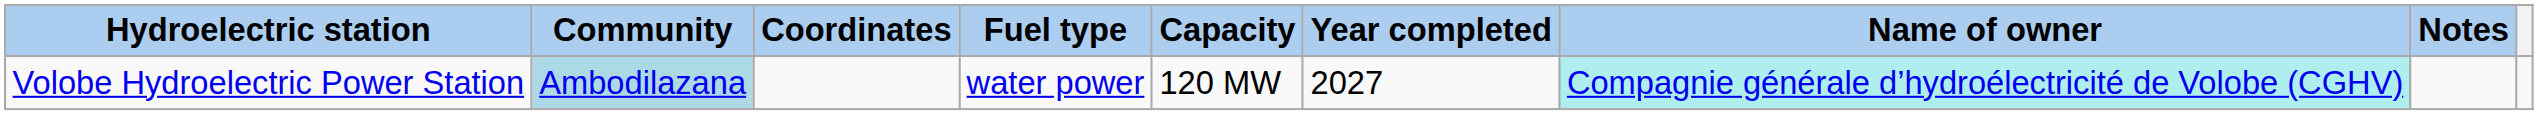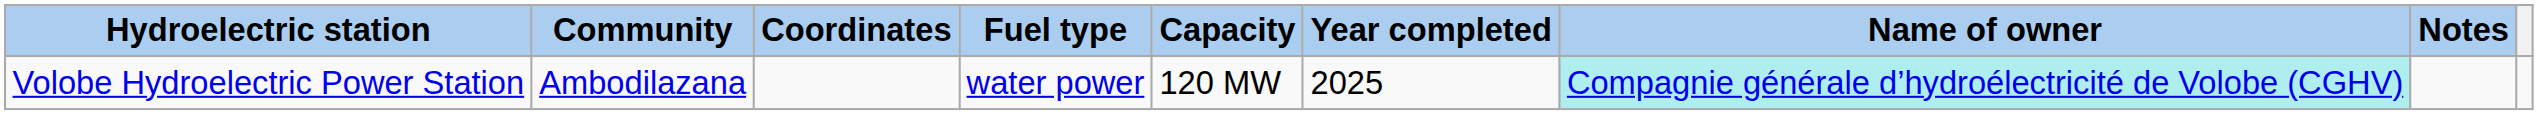(643, 82) lightblue background -> (643, 82) no background
(1347, 82) 2027 -> (1347, 82) 2025
